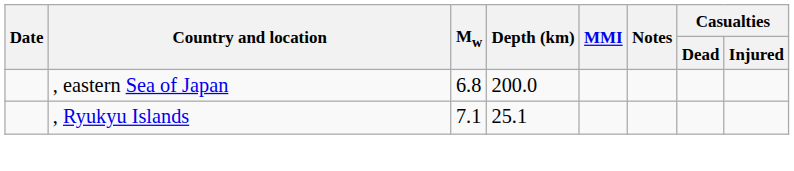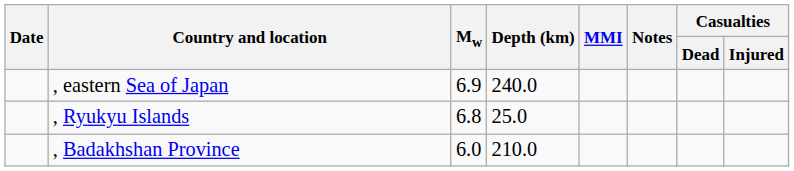(469, 85) 6.8 -> (469, 85) 6.9
(514, 85) 200.0 -> (514, 85) 240.0
(469, 117) 7.1 -> (469, 117) 6.8
(509, 117) 25.1 -> (509, 117) 25.0
+ row: (146, 149)
